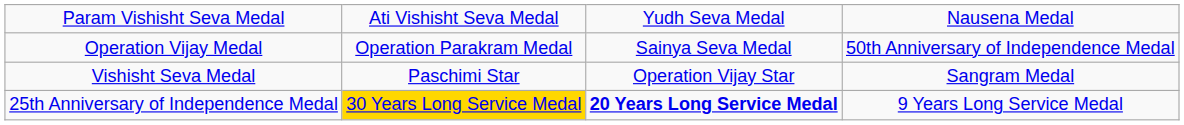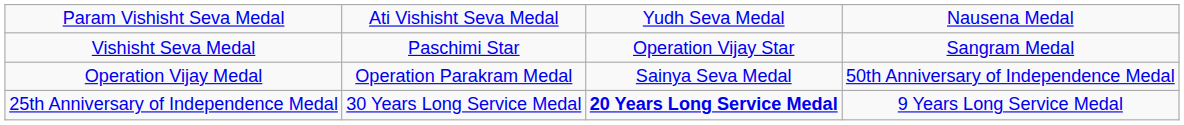rows swapped: (174, 76) <-> (174, 47)
(464, 104) gold background -> (464, 104) no background
